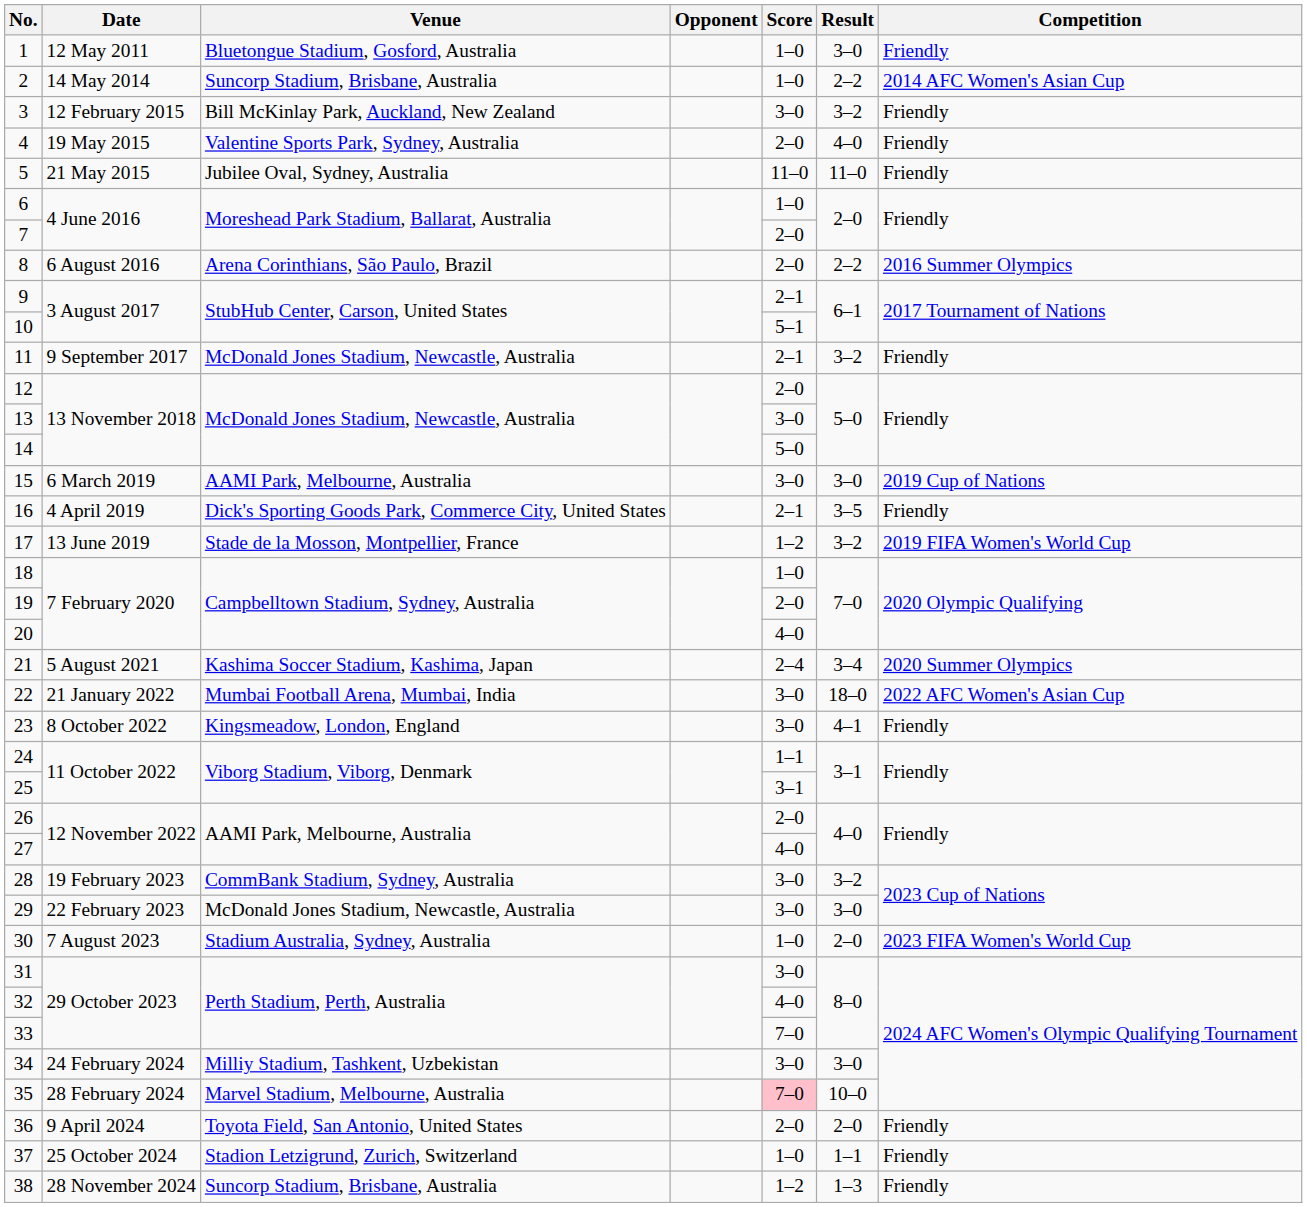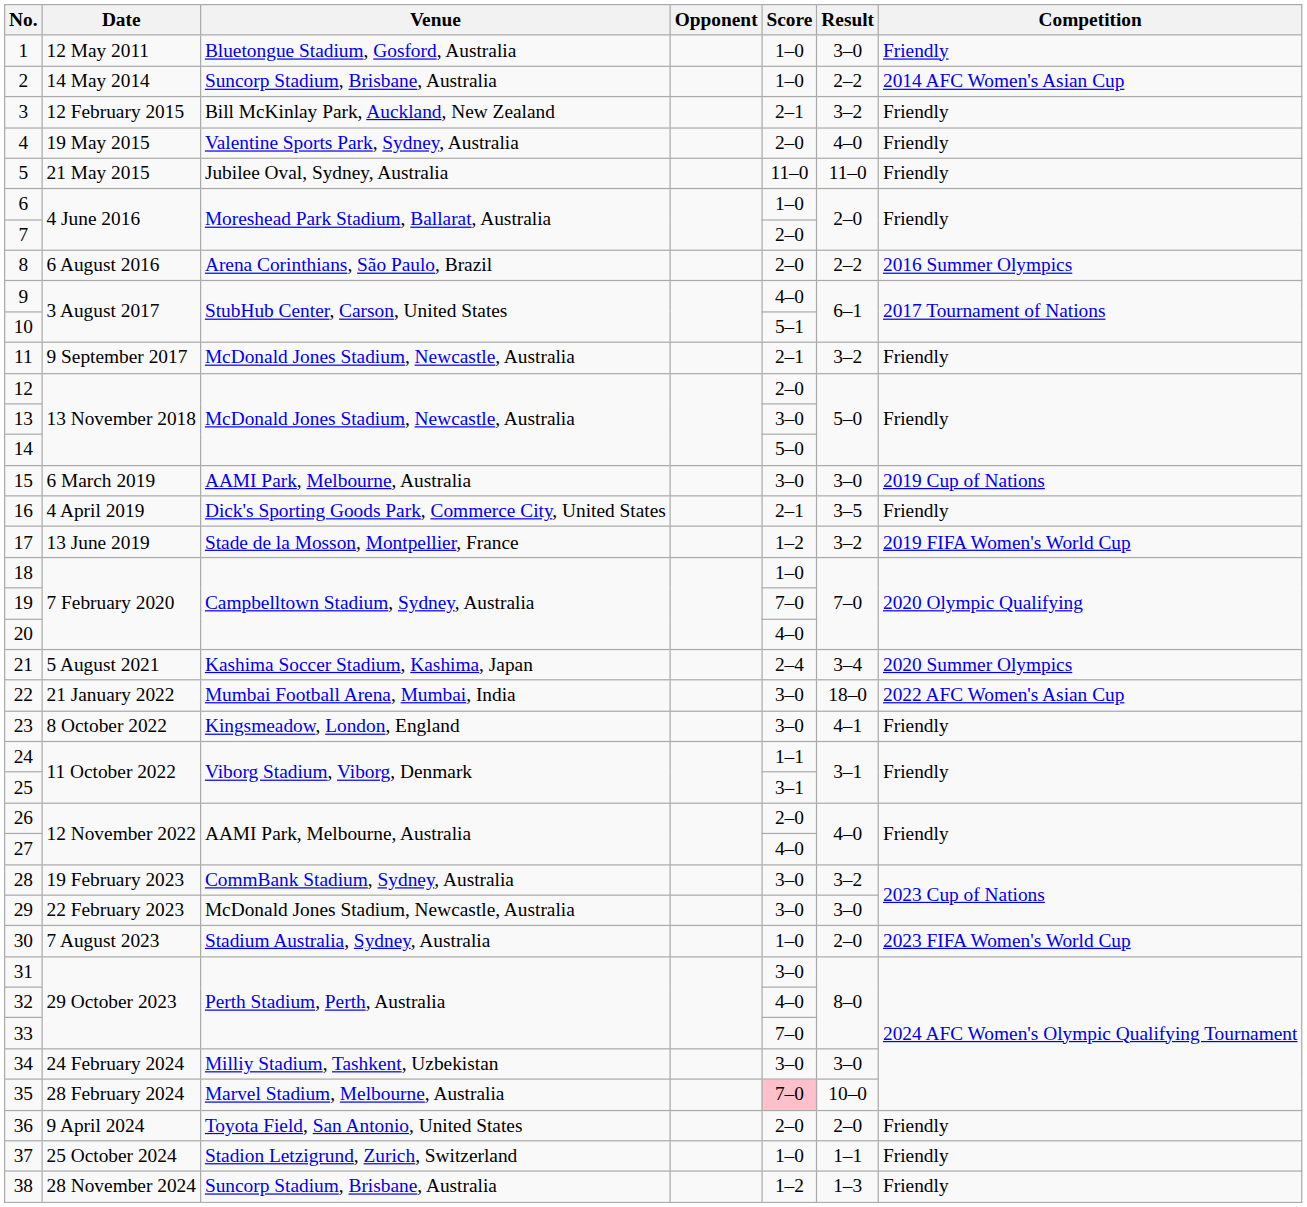(789, 111) 3–0 -> (789, 111) 2–1
(789, 296) 2–1 -> (789, 296) 4–0
(789, 603) 2–0 -> (789, 603) 7–0
